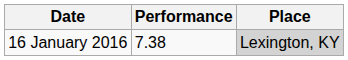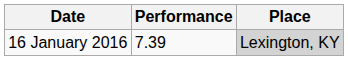(150, 42) 7.38 -> (150, 42) 7.39
